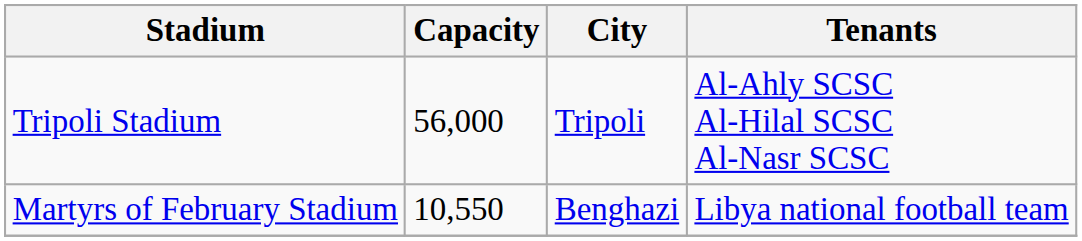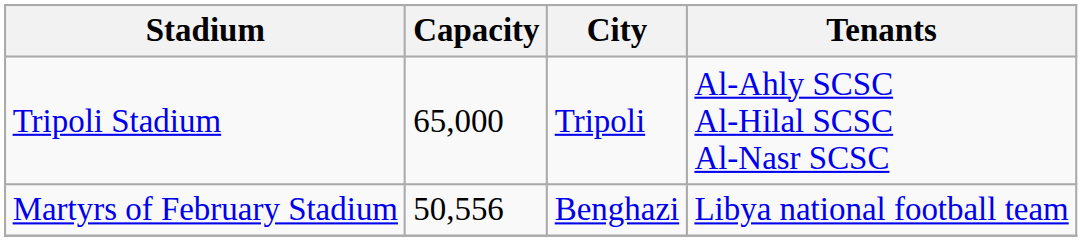(459, 119) 56,000 -> (459, 119) 65,000
(459, 209) 10,550 -> (459, 209) 50,556
